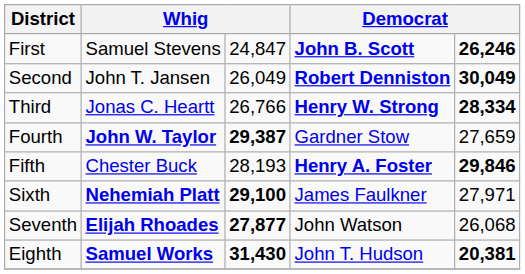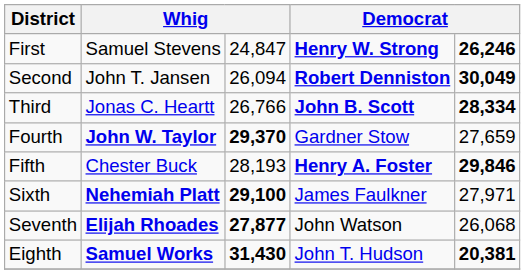(354, 48) John B. Scott -> (367, 48) Henry W. Strong
(258, 78) 26,049 -> (258, 78) 26,094
(367, 107) Henry W. Strong -> (354, 107) John B. Scott
(258, 136) 29,387 -> (258, 136) 29,370
